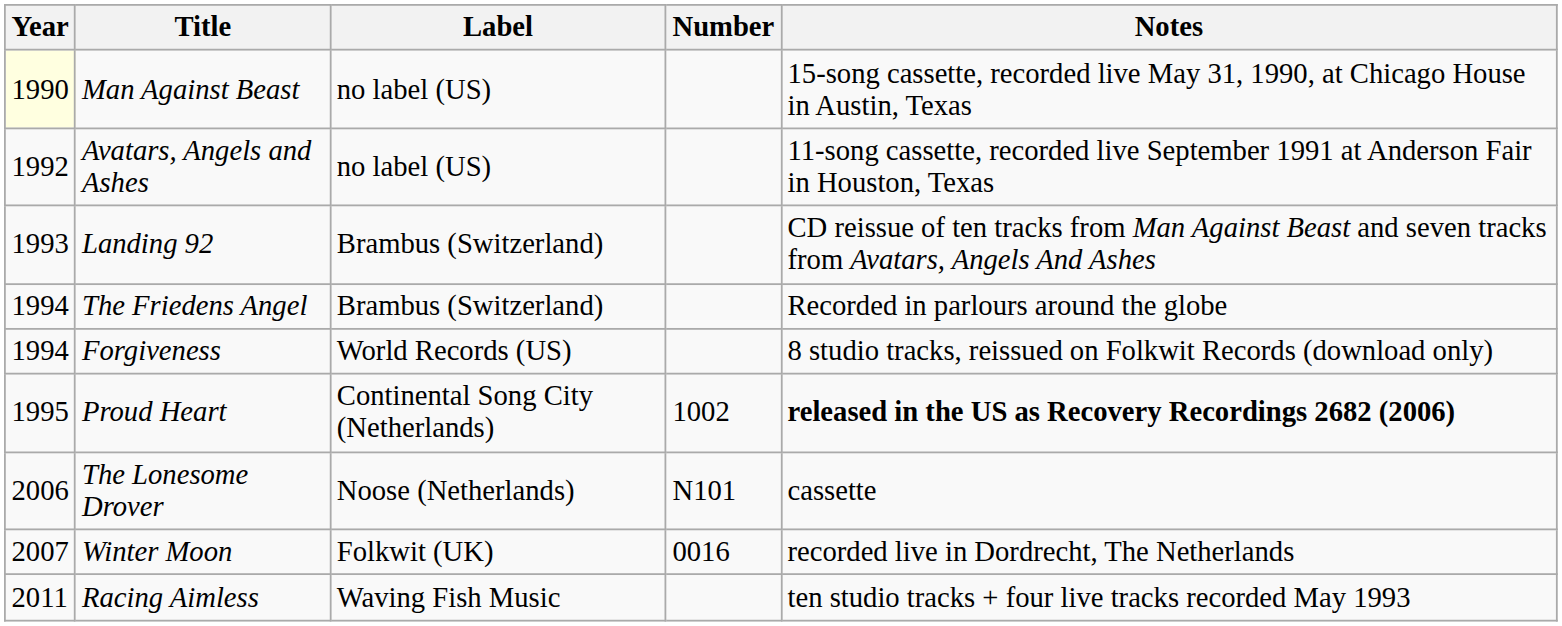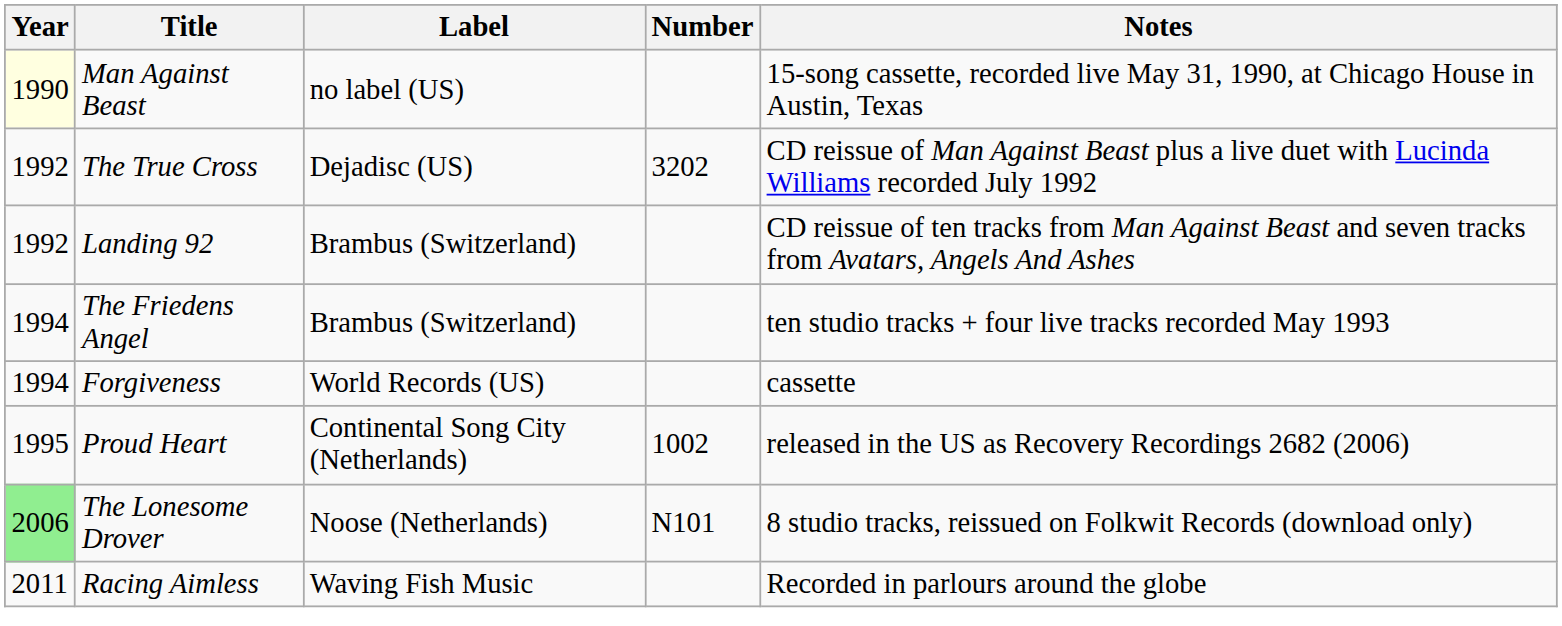- row: (197, 166)
+ row: (170, 166)
(40, 244) 1993 -> (40, 244) 1992
(1007, 305) Recorded in parlours around the globe -> (1078, 321) ten studio tracks + four live tracks recorded May 1993
(1140, 350) 8 studio tracks, reissued on Folkwit Records (download only) -> (811, 383) cassette
(1121, 412) bold -> (1088, 444) normal
(40, 490) no background -> (40, 522) lightgreen background
(832, 490) cassette -> (1119, 522) 8 studio tracks, reissued on Folkwit Records (download only)
- row: (157, 551)
(1099, 597) ten studio tracks + four live tracks recorded May 1993 -> (987, 583) Recorded in parlours around the globe
